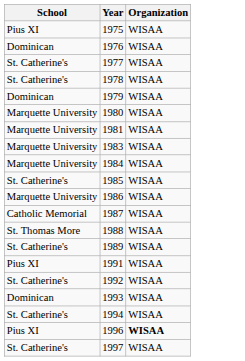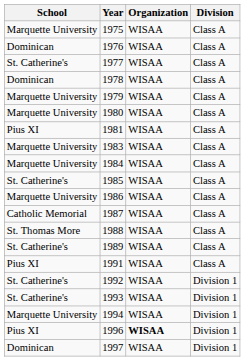+ column: (215, 12)
(23, 29) Pius XI -> (52, 29) Marquette University
(37, 79) St. Catherine's -> (30, 79) Dominican
(30, 96) Dominican -> (52, 96) Marquette University
(52, 130) Marquette University -> (23, 130) Pius XI
(30, 297) Dominican -> (37, 297) St. Catherine's
(37, 314) St. Catherine's -> (52, 314) Marquette University
(37, 347) St. Catherine's -> (30, 347) Dominican
